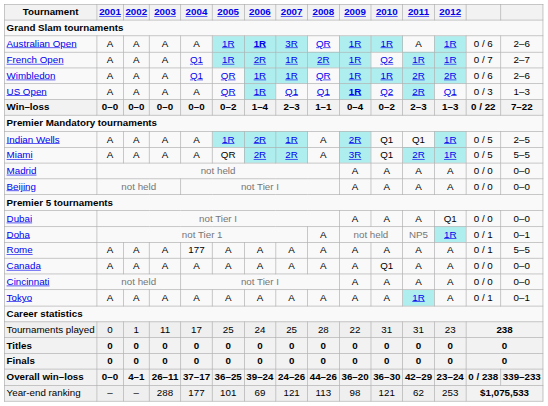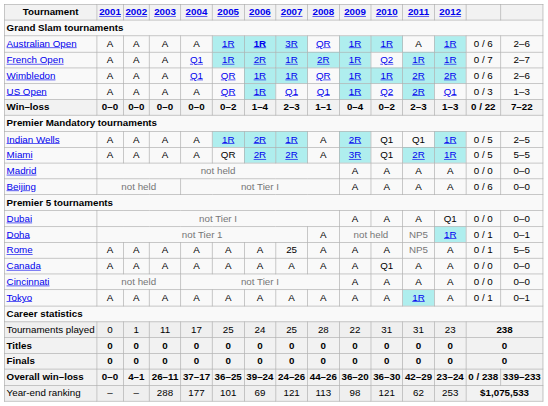(355, 91) bold -> (355, 91) normal
(483, 186) 0 / 0 -> (483, 186) 0 / 6
(196, 249) 177 -> (196, 249) A
(292, 249) A -> (292, 249) 25
(418, 249) A -> (418, 249) NP5
